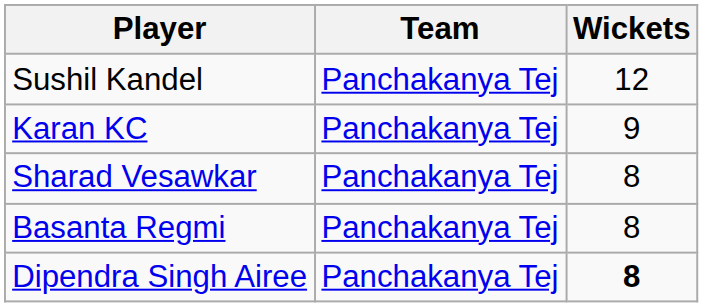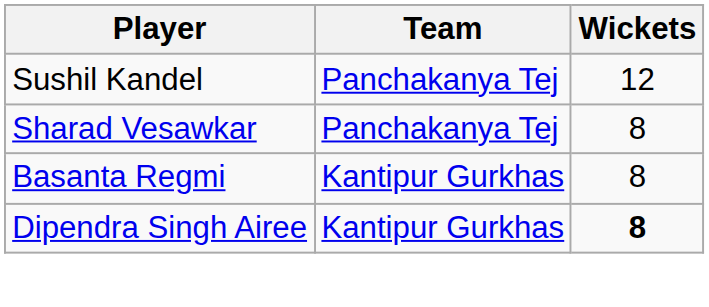- row: (80, 128)
(440, 227) Panchakanya Tej -> (443, 177) Kantipur Gurkhas
(440, 276) Panchakanya Tej -> (443, 227) Kantipur Gurkhas
